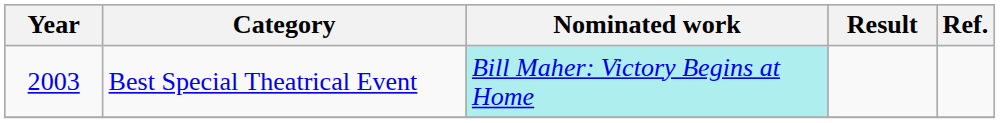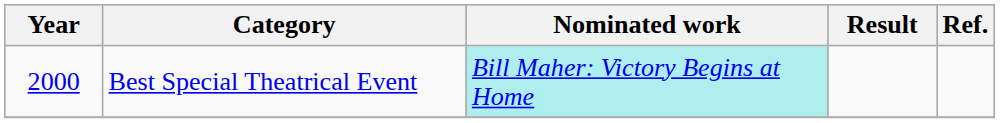(54, 81) 2003 -> (54, 81) 2000
